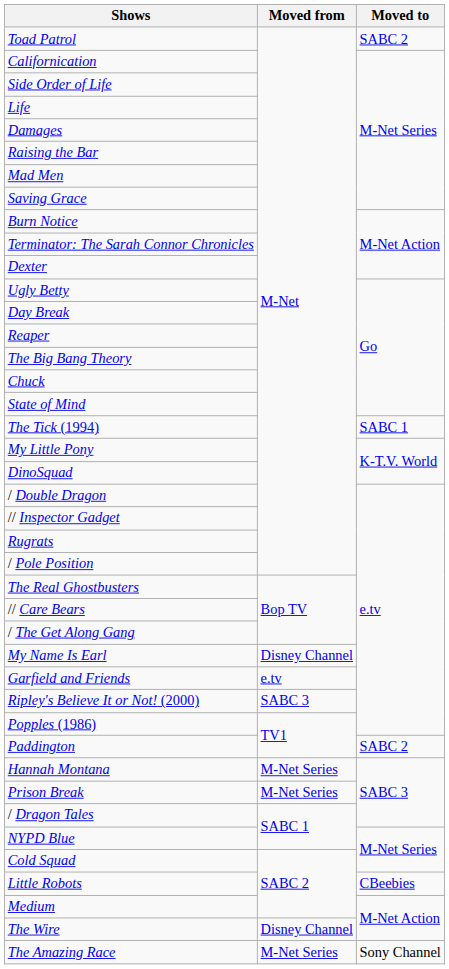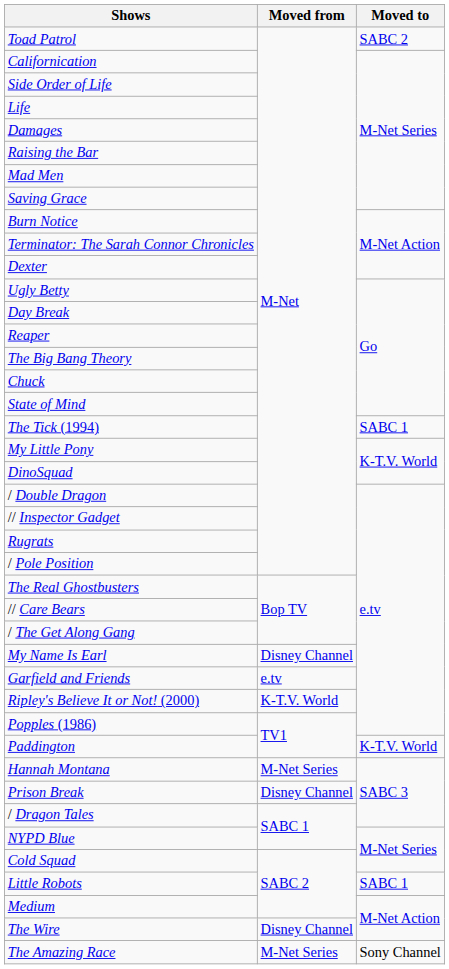(285, 701) SABC 3 -> (299, 701) K-T.V. World
(384, 746) SABC 2 -> (398, 746) K-T.V. World
(299, 792) M-Net Series -> (307, 792) Disney Channel
(387, 883) CBeebies -> (384, 883) SABC 1
